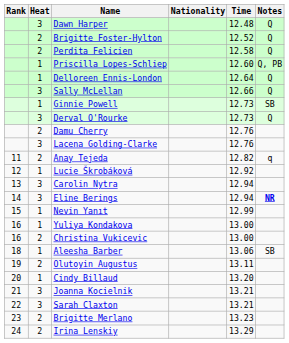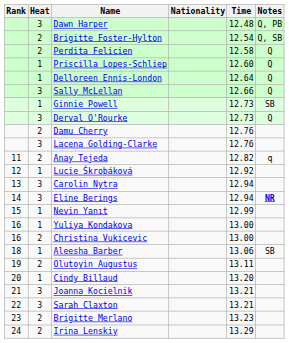(270, 24) Q -> (270, 24) Q, PB
(241, 38) 12.52 -> (241, 38) 12.54
(270, 38) Q -> (270, 38) Q, SB
(270, 64) Q, PB -> (270, 64) Q
